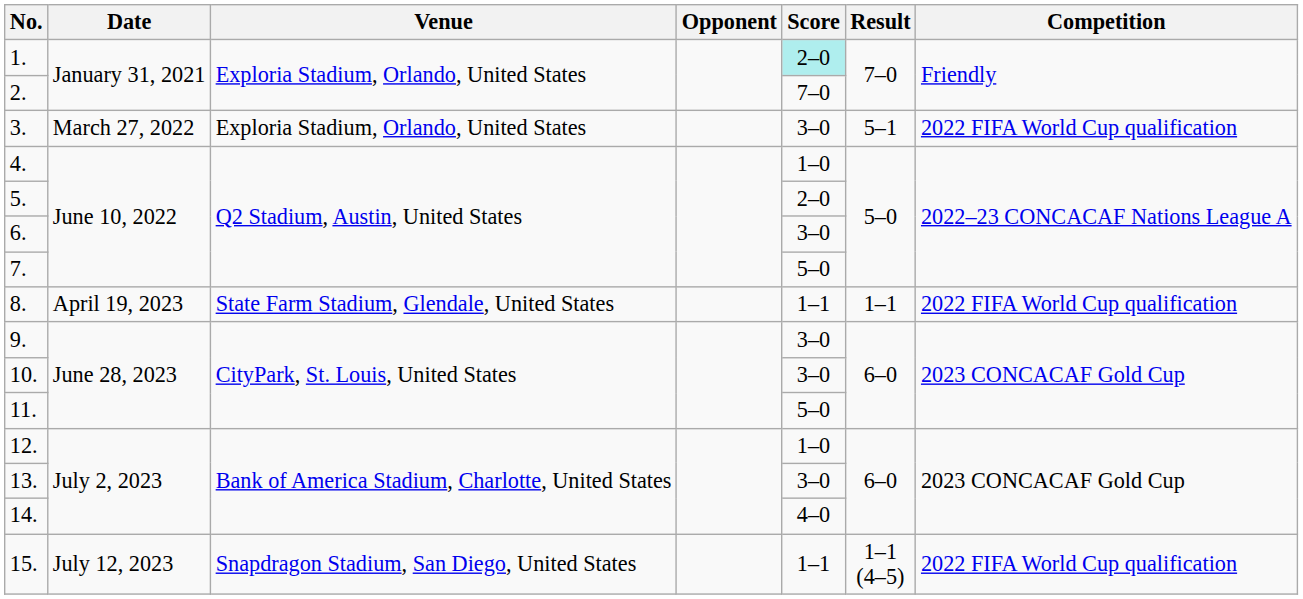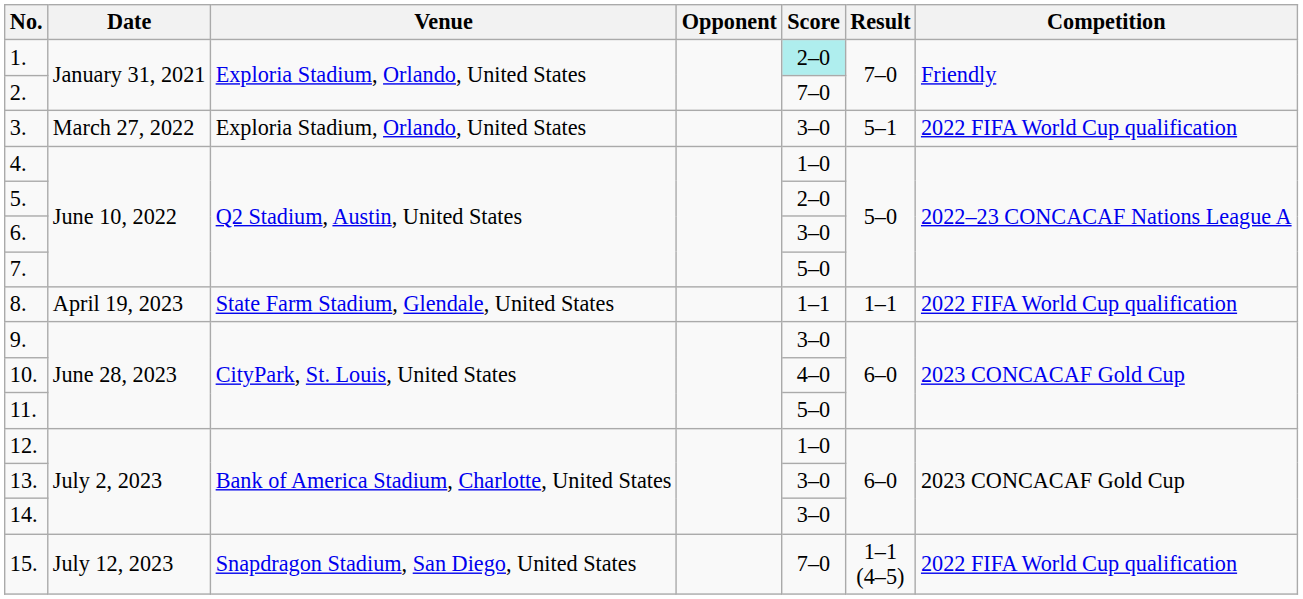(814, 374) 3–0 -> (814, 374) 4–0
(814, 515) 4–0 -> (814, 515) 3–0
(814, 563) 1–1 -> (814, 563) 7–0
